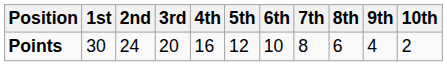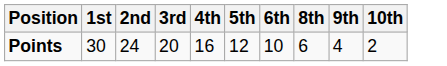- column: (311, 18)
